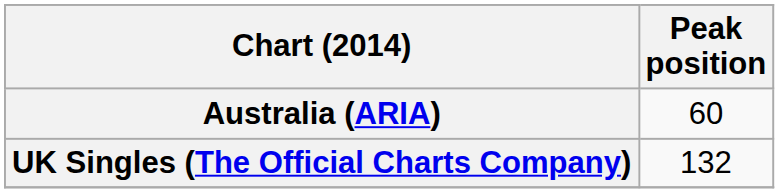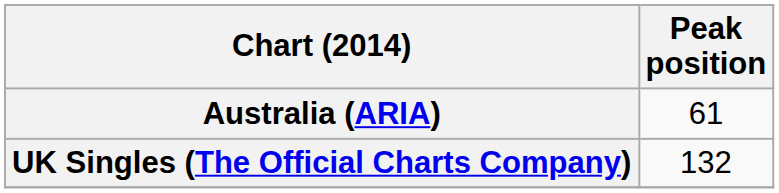(706, 113) 60 -> (706, 113) 61
